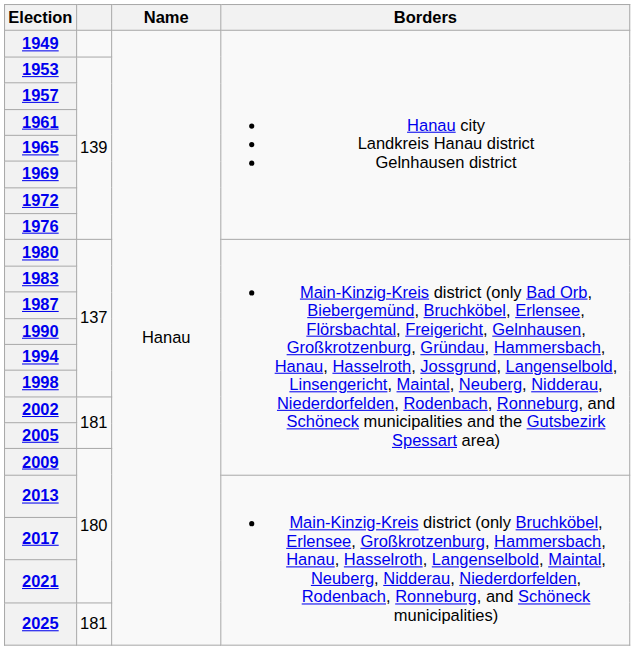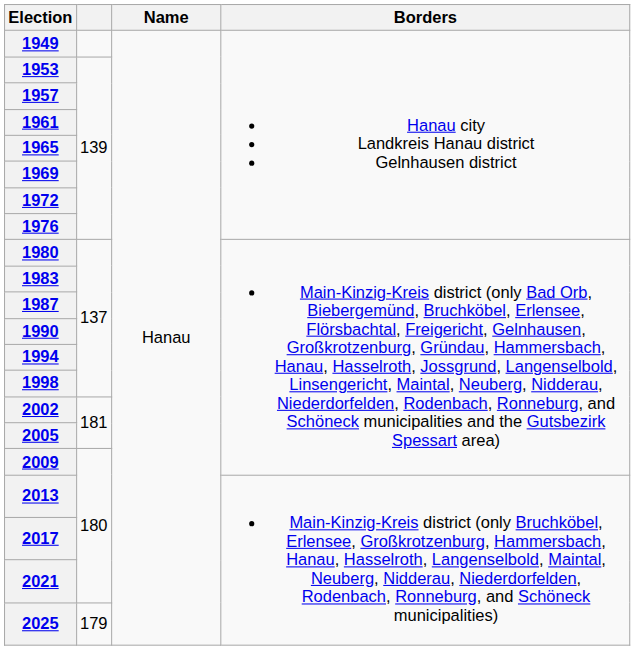(94, 623) 181 -> (94, 623) 179
